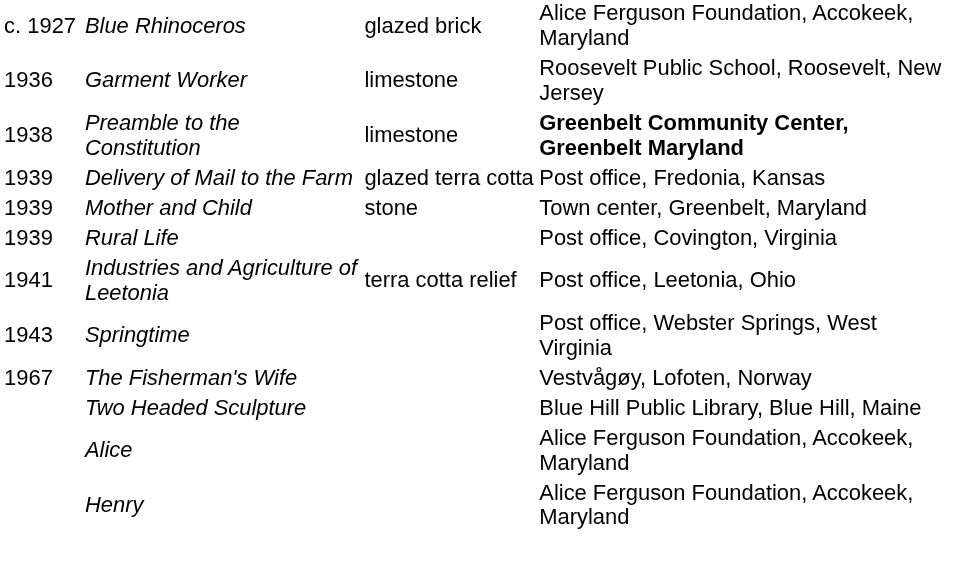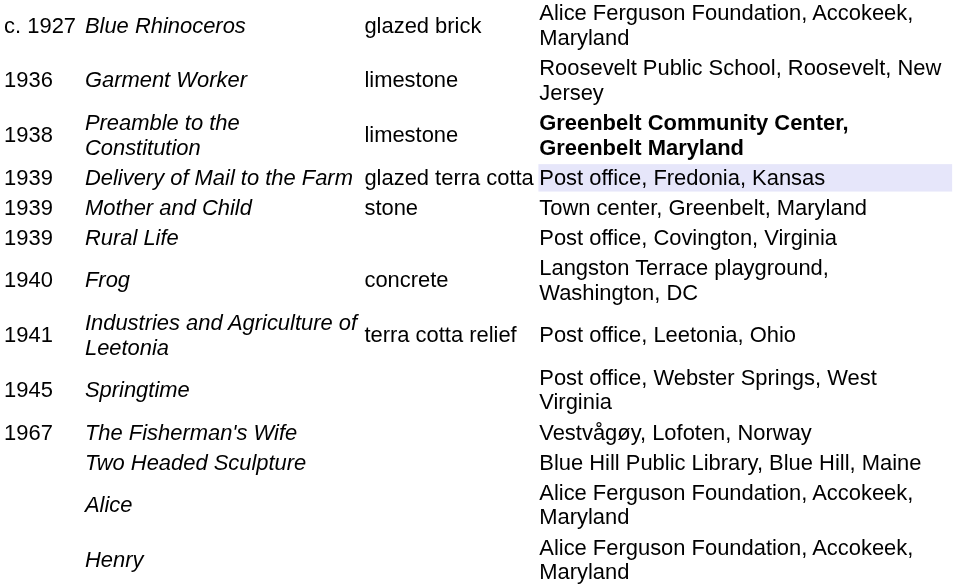(682, 177) no background -> (682, 177) lavender background
+ row: (107, 280)
(28, 335) 1943 -> (28, 390) 1945
